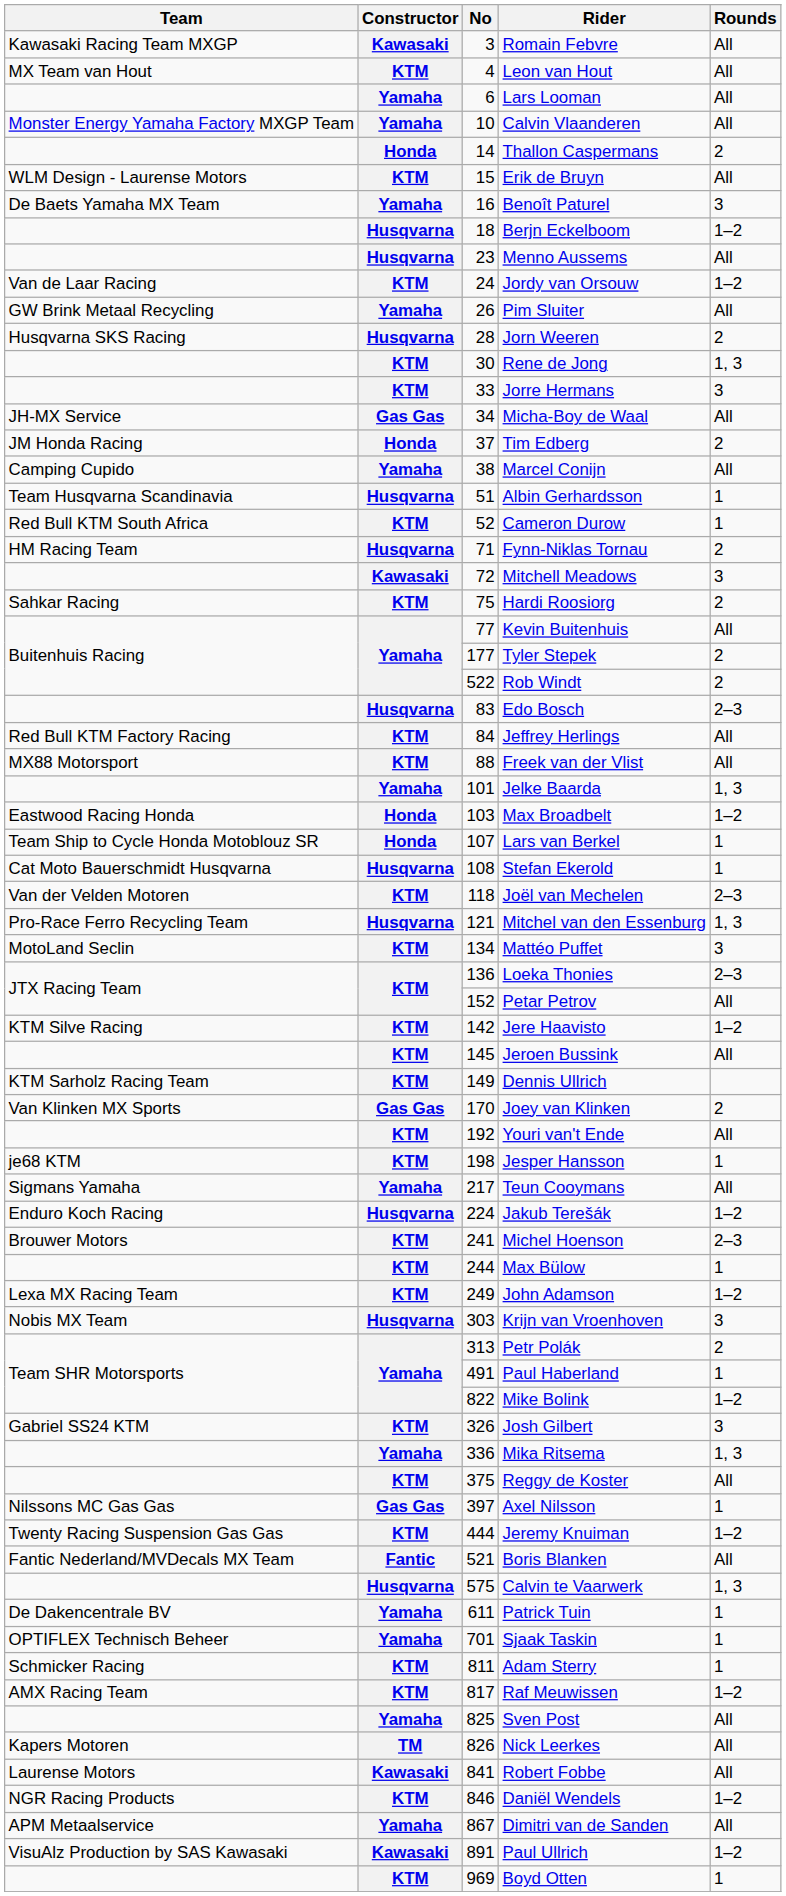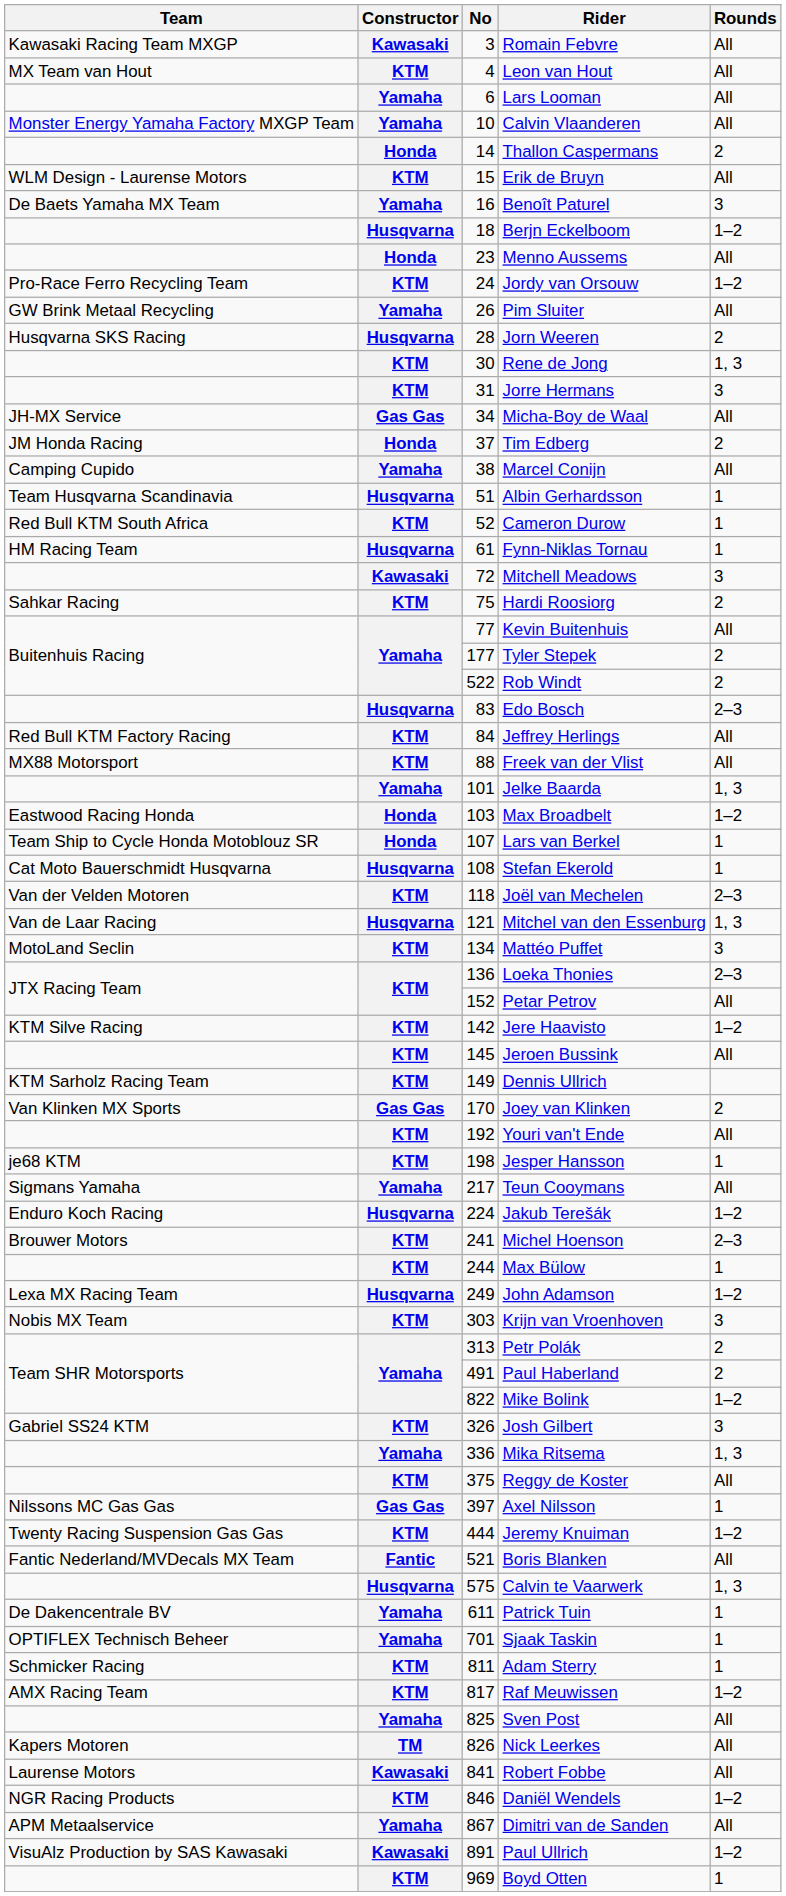(410, 257) Husqvarna -> (410, 257) Honda
(82, 283) Van de Laar Racing -> (128, 283) Pro-Race Ferro Recycling Team
(485, 390) 33 -> (485, 390) 31
(485, 549) 71 -> (485, 549) 61
(719, 549) 2 -> (719, 549) 1
(128, 921) Pro-Race Ferro Recycling Team -> (82, 921) Van de Laar Racing
(410, 1293) KTM -> (410, 1293) Husqvarna
(410, 1320) Husqvarna -> (410, 1320) KTM
(719, 1373) 1 -> (719, 1373) 2
